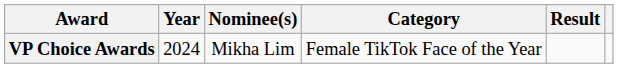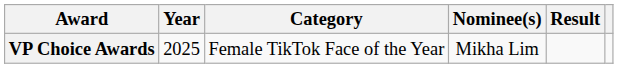columns swapped: (424, 19) <-> (253, 19)
(182, 48) 2024 -> (182, 48) 2025
